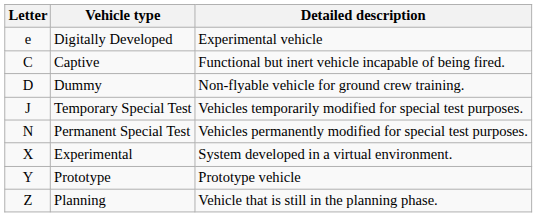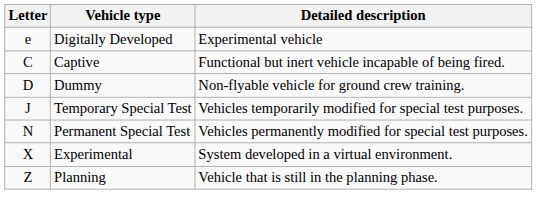- row: (82, 177)
